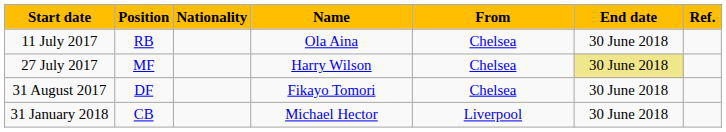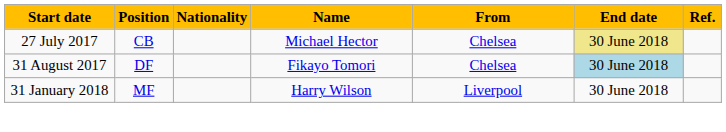- row: (59, 41)
(144, 66) MF -> (144, 41) CB
(331, 66) Harry Wilson -> (331, 41) Michael Hector
(629, 90) no background -> (629, 66) lightblue background
(144, 114) CB -> (144, 90) MF
(331, 114) Michael Hector -> (331, 90) Harry Wilson
